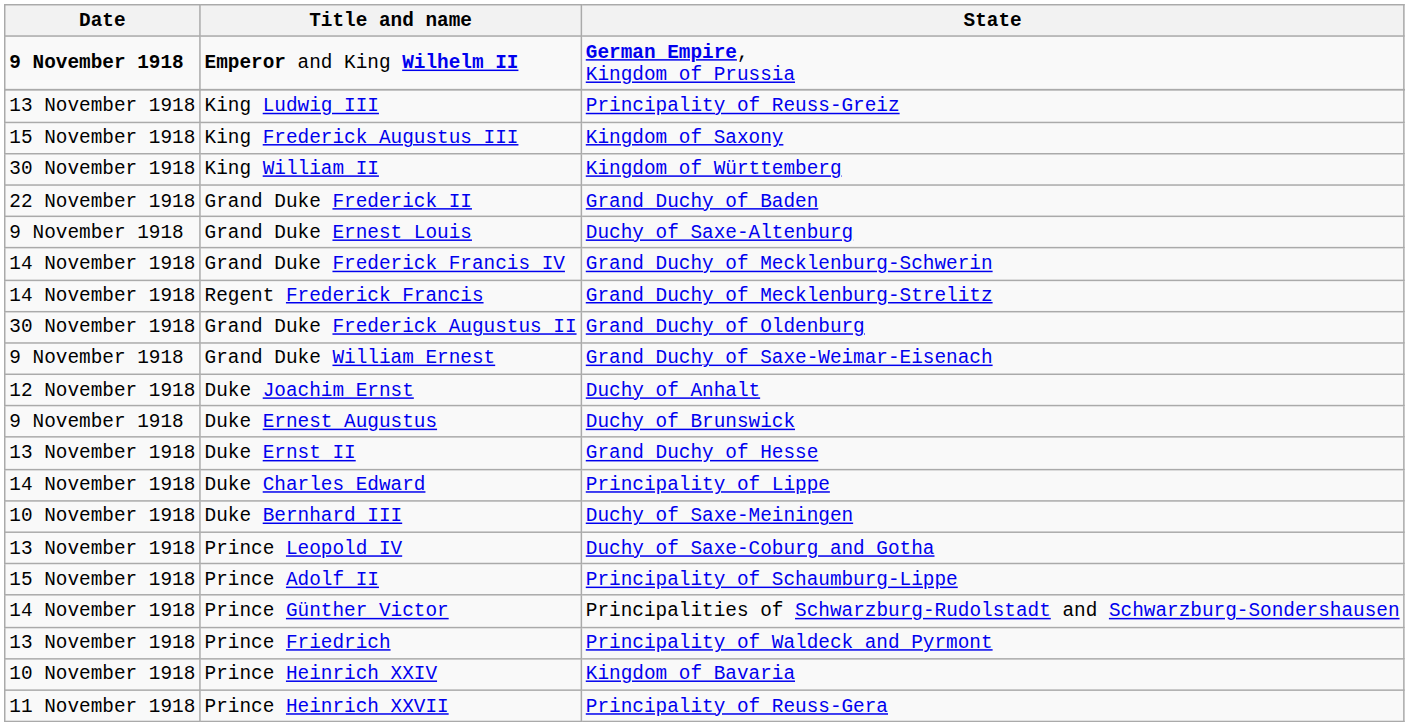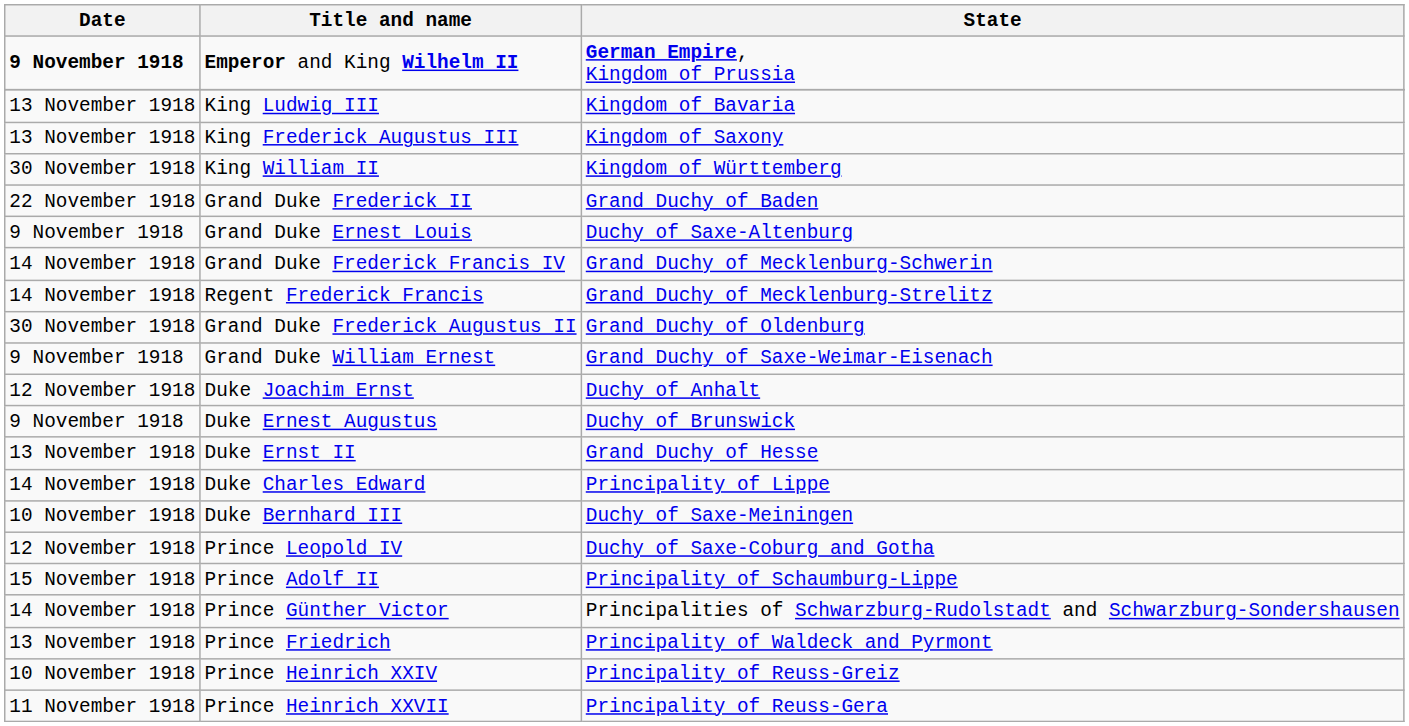(743, 106) Principality of Reuss-Greiz -> (690, 106) Kingdom of Bavaria
(102, 138) 15 November 1918 -> (102, 138) 13 November 1918
(102, 548) 13 November 1918 -> (102, 548) 12 November 1918
(690, 674) Kingdom of Bavaria -> (743, 674) Principality of Reuss-Greiz
